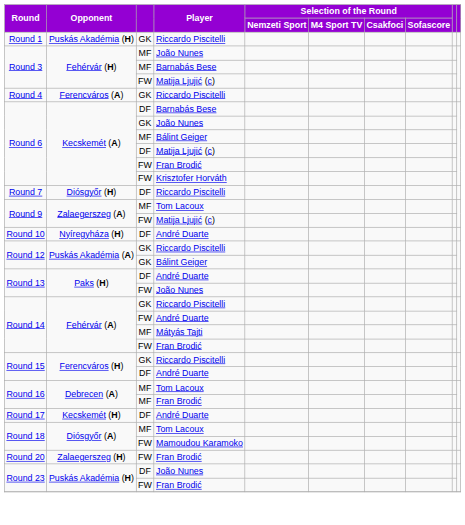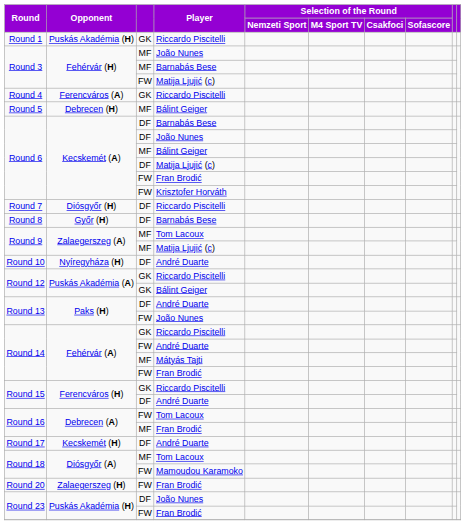+ row: (26, 108)
(145, 122) GK -> (145, 136) DF
+ row: (26, 220)
(145, 220) FW -> (145, 248) MF
(145, 387) MF -> (145, 415) FW
